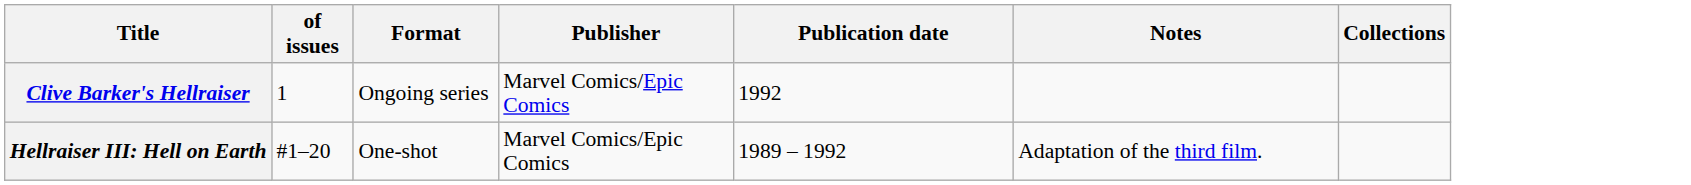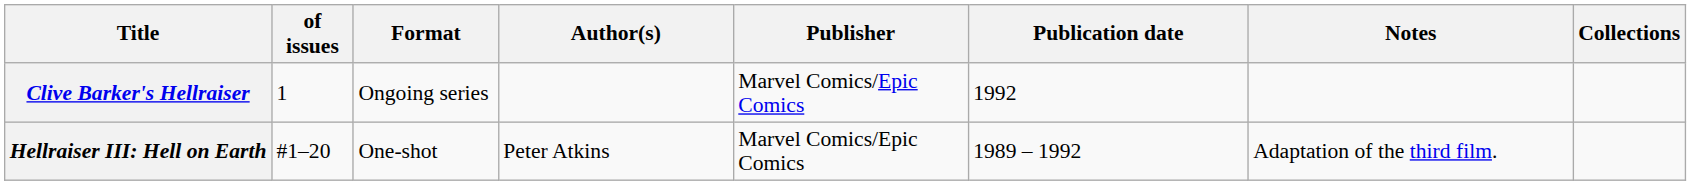+ column: (616, 33)
